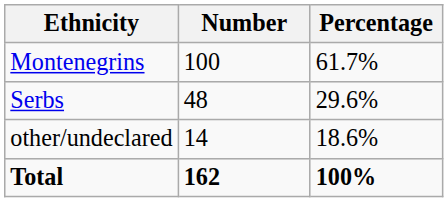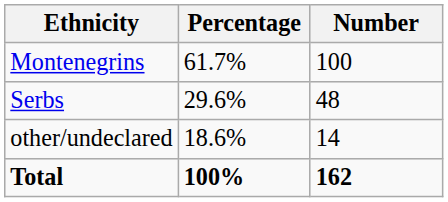columns swapped: (244, 23) <-> (376, 23)
